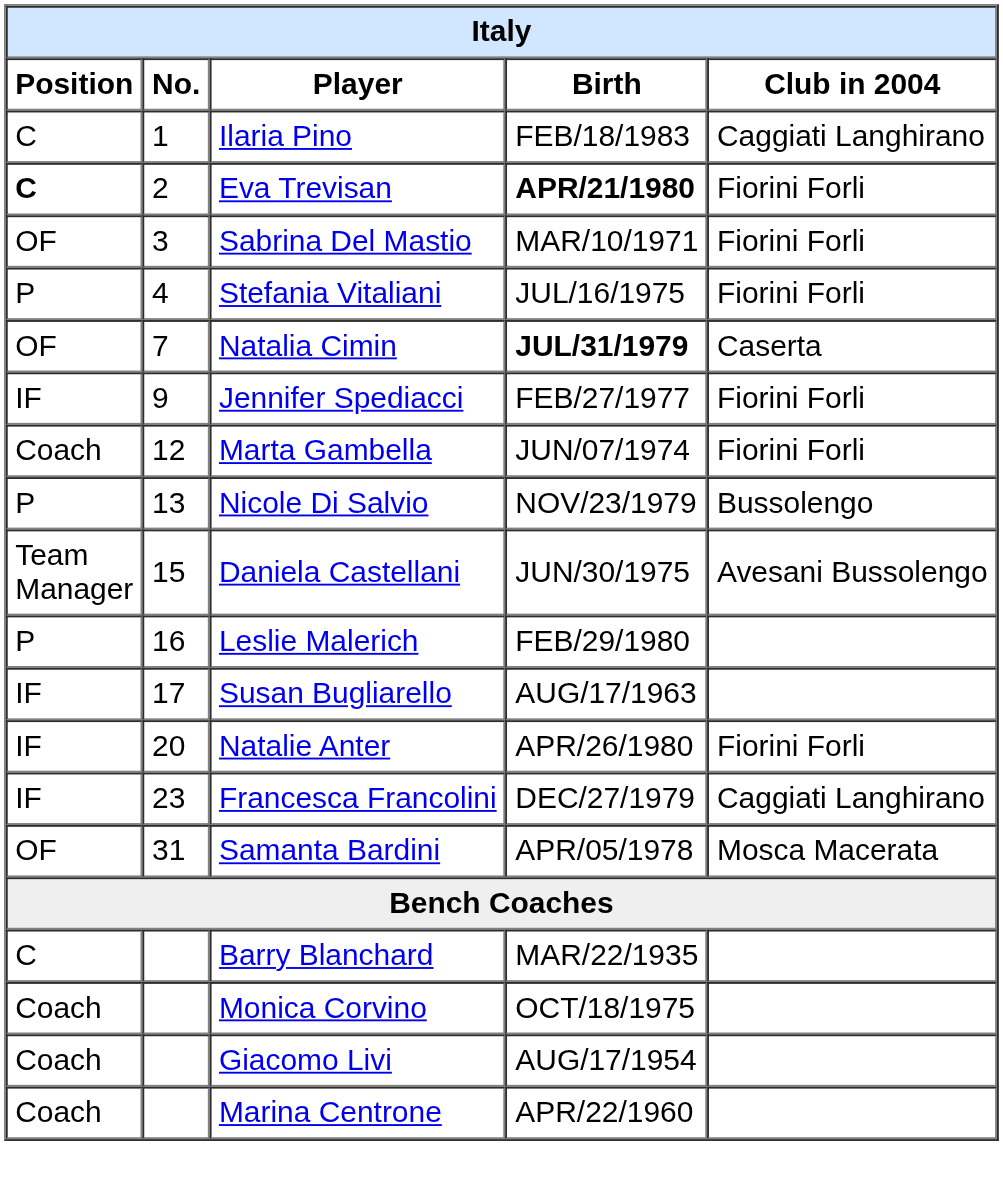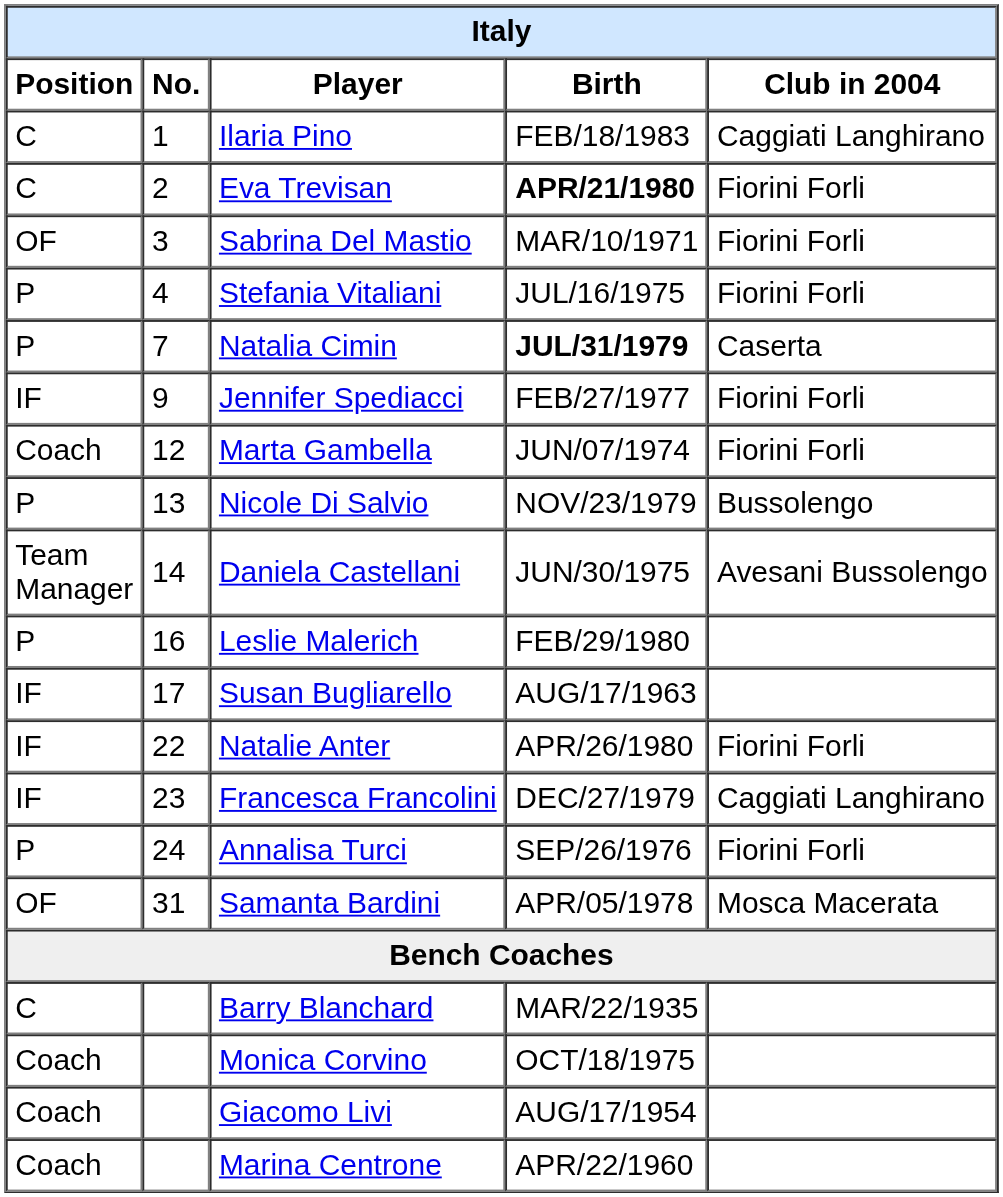(26, 188) bold -> (26, 188) normal
(36, 345) OF -> (25, 345) P
(169, 572) 15 -> (169, 572) 14
(169, 745) 20 -> (169, 745) 22
+ row: (313, 850)
